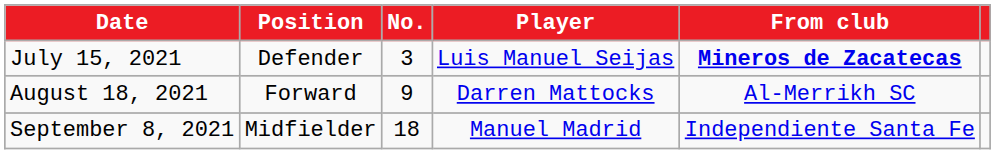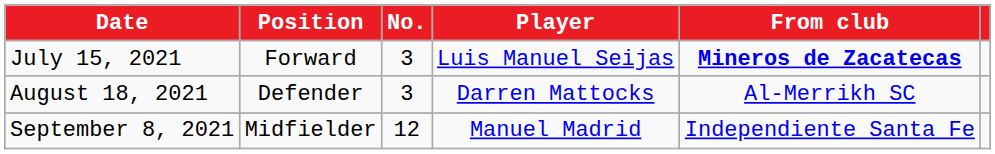(311, 59) Defender -> (311, 59) Forward
(311, 94) Forward -> (311, 94) Defender
(407, 94) 9 -> (407, 94) 3
(407, 130) 18 -> (407, 130) 12
